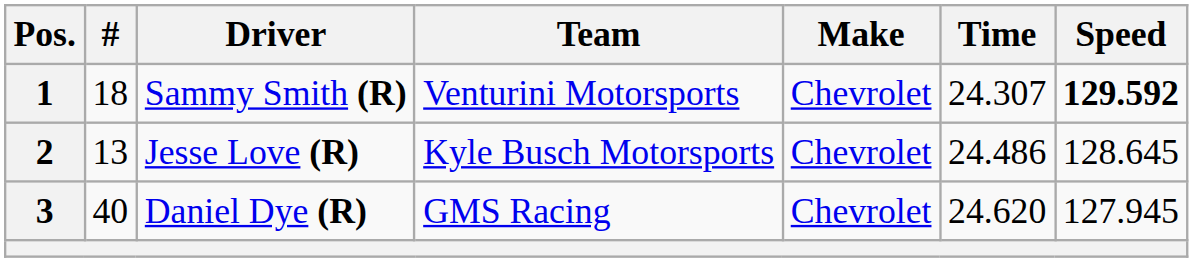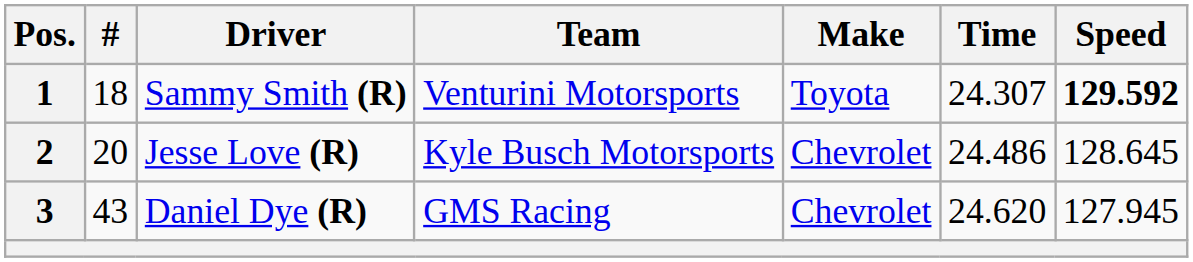(861, 93) Chevrolet -> (840, 93) Toyota
(110, 151) 13 -> (110, 151) 20
(110, 210) 40 -> (110, 210) 43
